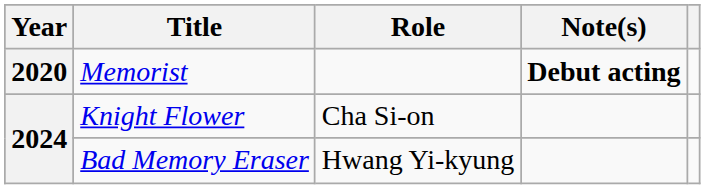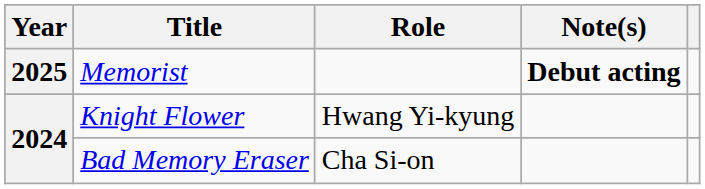(39, 71) 2020 -> (39, 71) 2025
(378, 115) Cha Si-on -> (418, 115) Hwang Yi-kyung
(418, 159) Hwang Yi-kyung -> (378, 159) Cha Si-on
